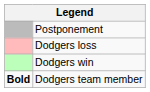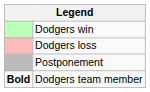rows swapped: (64, 63) <-> (69, 30)
